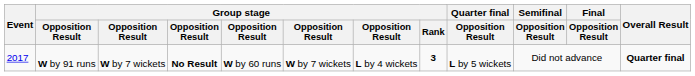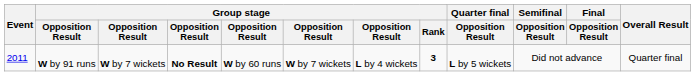(18, 58) 2017 -> (17, 58) 2011
(655, 58) bold -> (655, 58) normal
